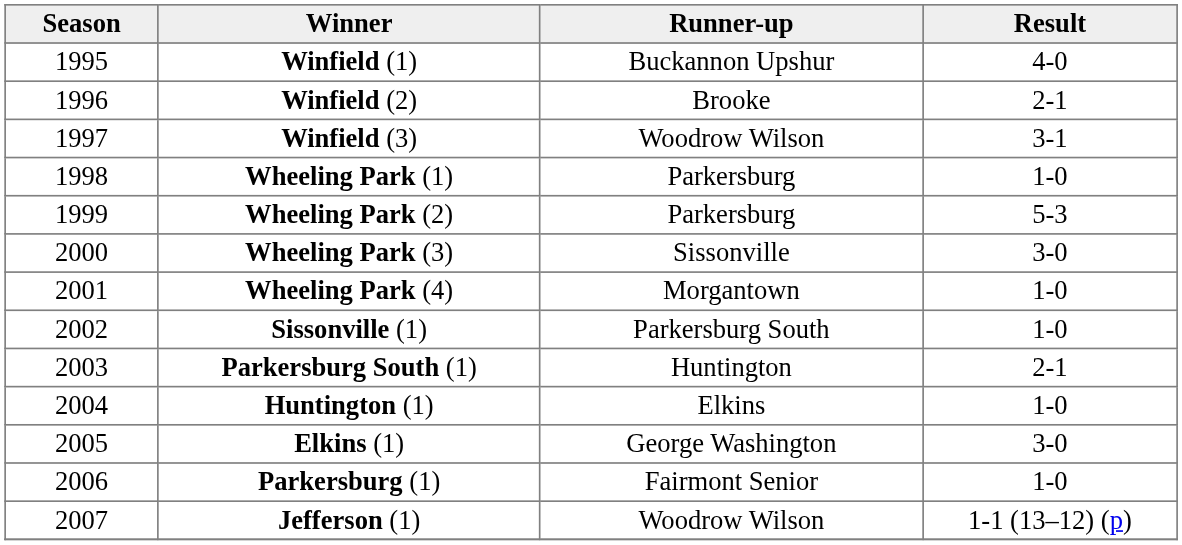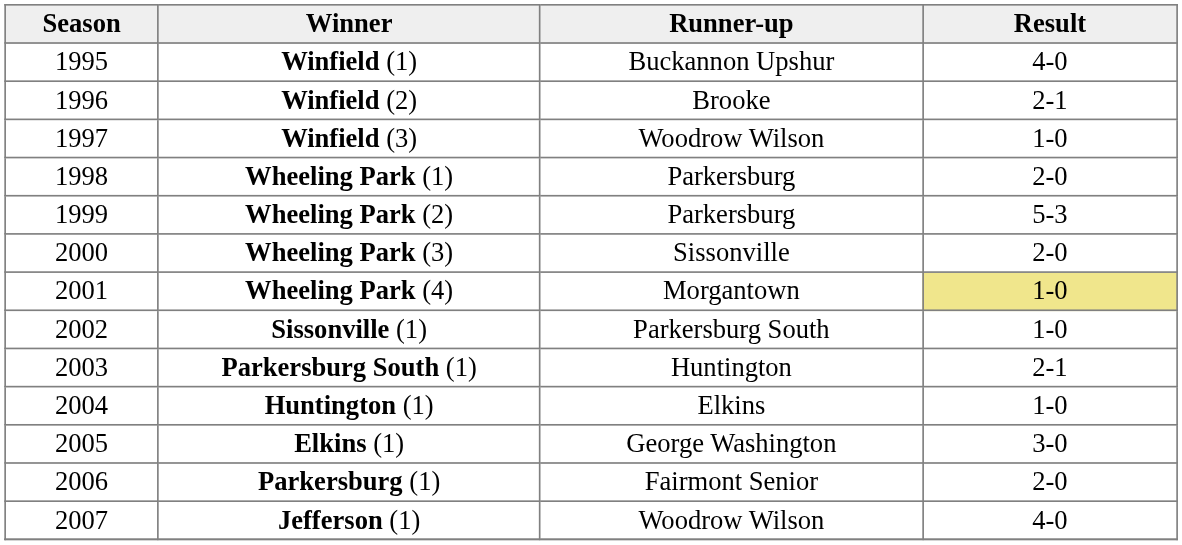(1050, 138) 3-1 -> (1050, 138) 1-0
(1050, 176) 1-0 -> (1050, 176) 2-0
(1050, 252) 3-0 -> (1050, 252) 2-0
(1050, 290) no background -> (1050, 290) khaki background
(1050, 481) 1-0 -> (1050, 481) 2-0
(1050, 519) 1-1 (13–12) (p) -> (1050, 519) 4-0
